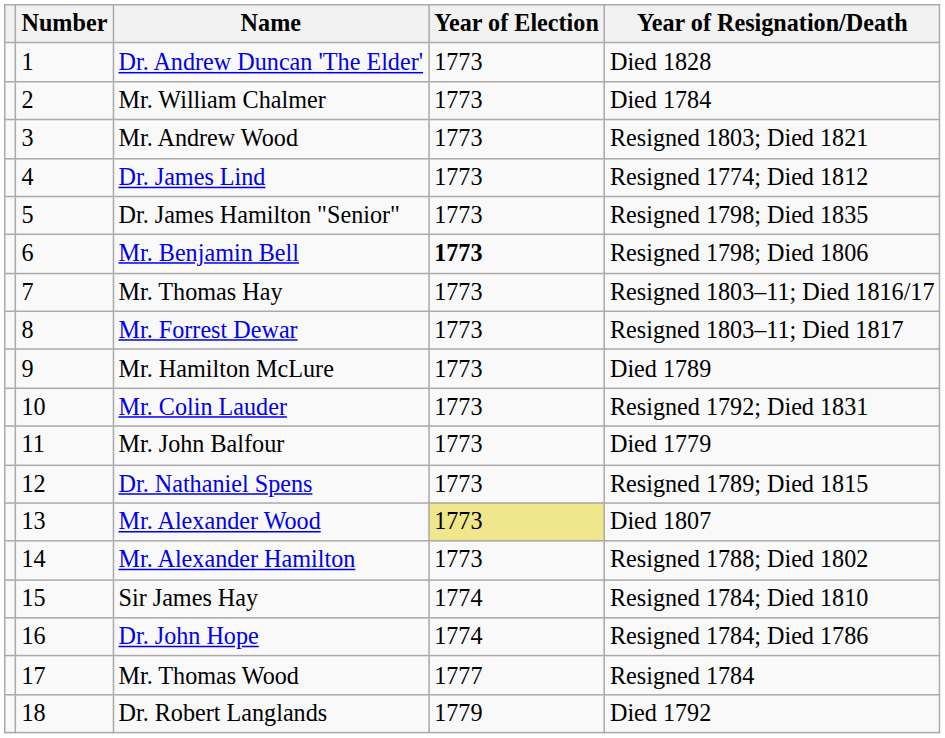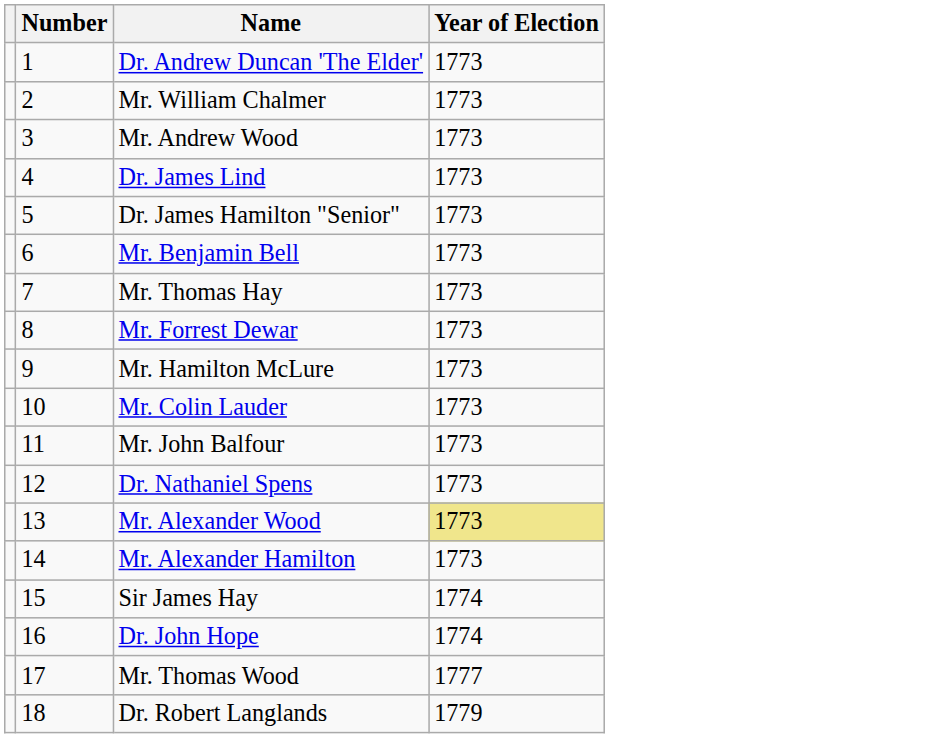- column: (772, 23)
(458, 253) bold -> (458, 253) normal
